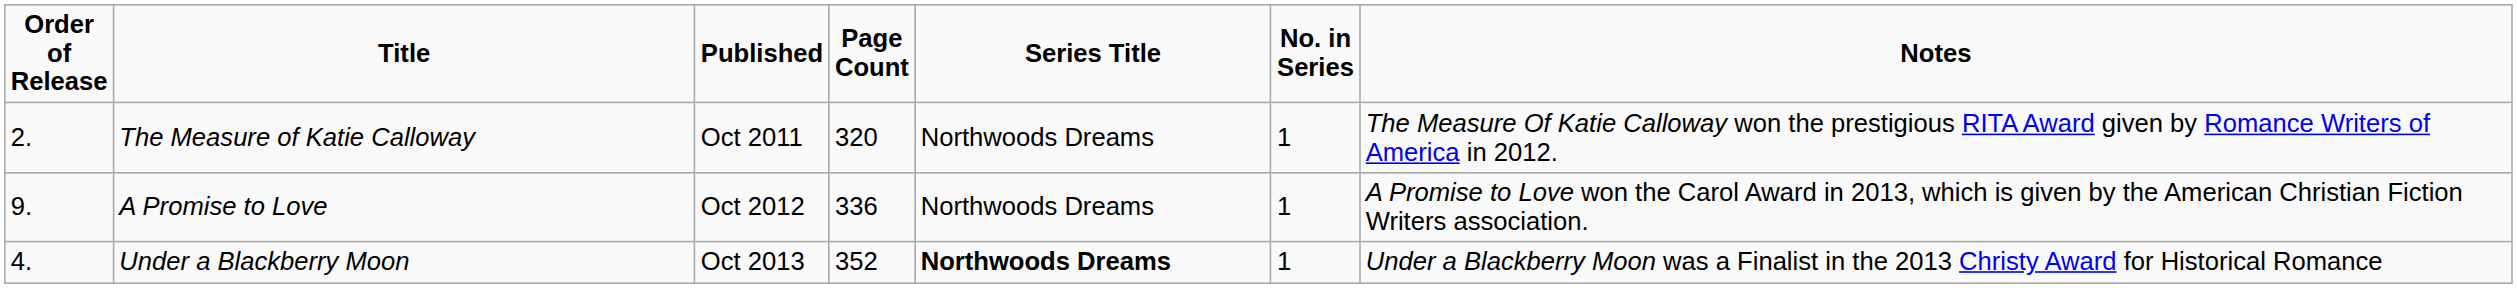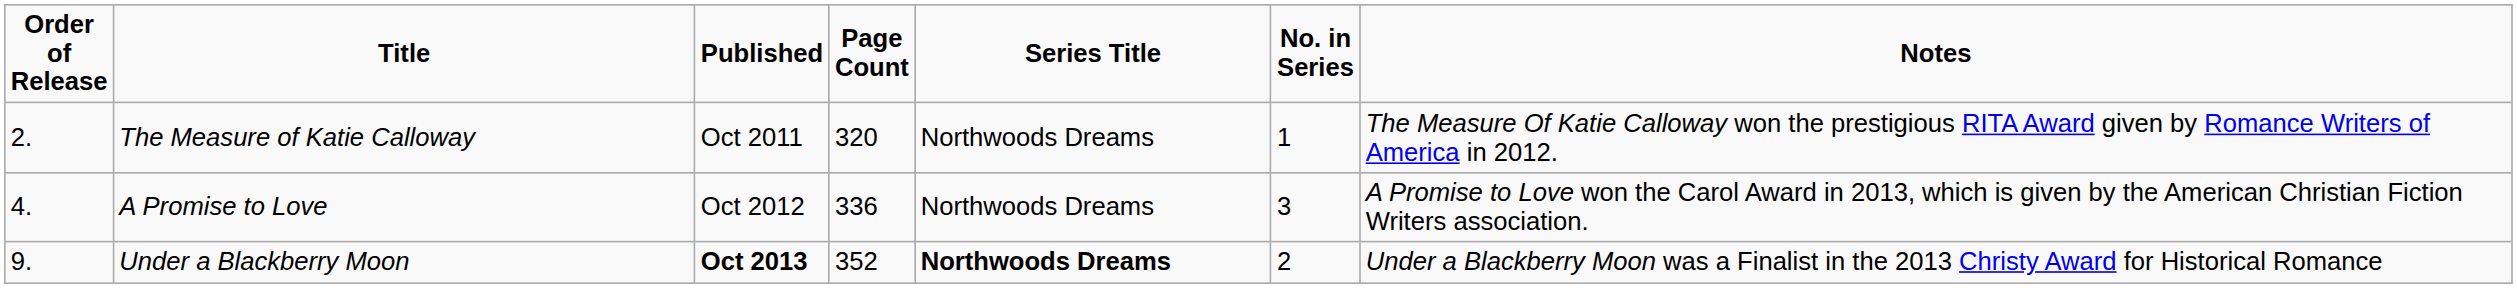(21, 206) 9. -> (21, 206) 4.
(1284, 206) 1 -> (1284, 206) 3
(21, 261) 4. -> (21, 261) 9.
(753, 261) normal -> (754, 261) bold
(1284, 261) 1 -> (1284, 261) 2
